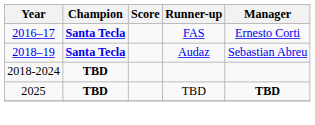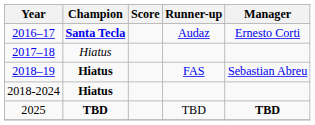(194, 33) FAS -> (194, 33) Audaz
+ row: (34, 52)
(95, 52) Santa Tecla -> (95, 71) Hiatus
(194, 52) Audaz -> (194, 71) FAS
(95, 71) TBD -> (95, 91) Hiatus
